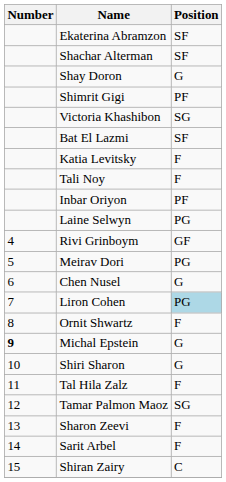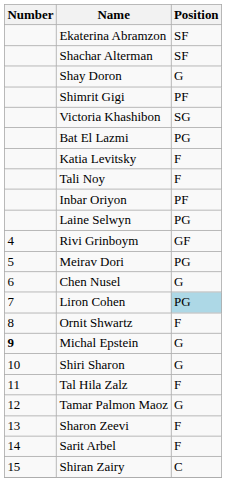(181, 138) SF -> (182, 138) PG
(182, 405) SG -> (179, 405) G
